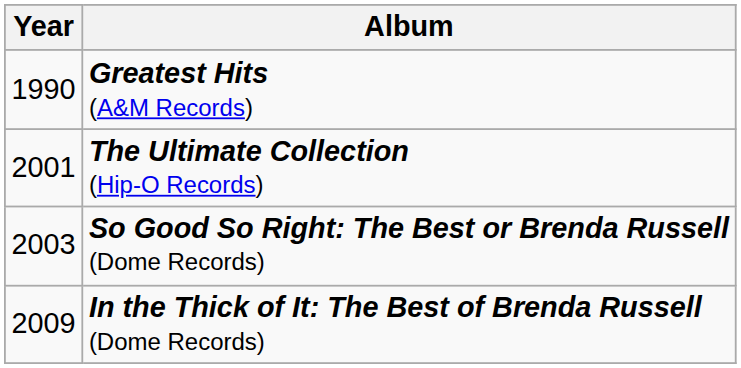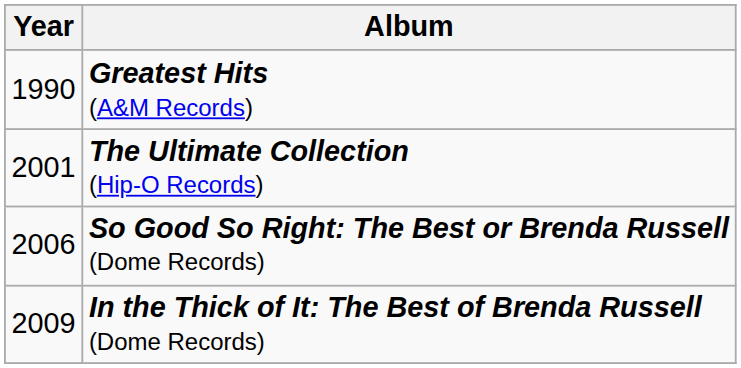(44, 245) 2003 -> (44, 245) 2006
